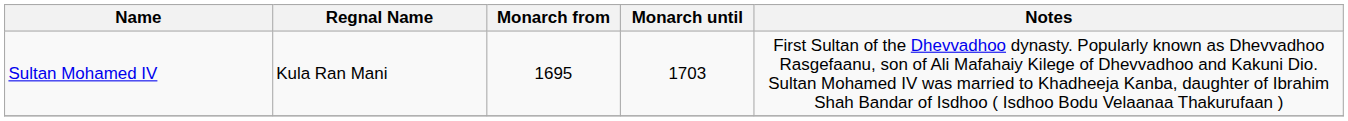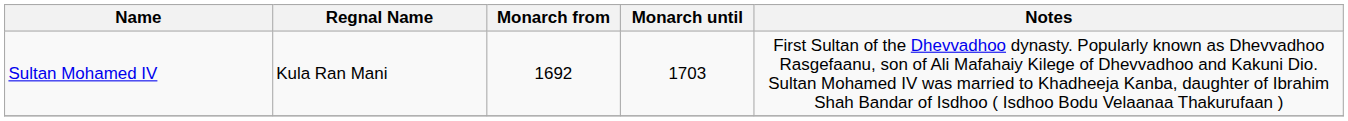(553, 73) 1695 -> (553, 73) 1692
